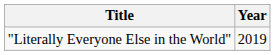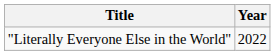(252, 38) 2019 -> (252, 38) 2022
